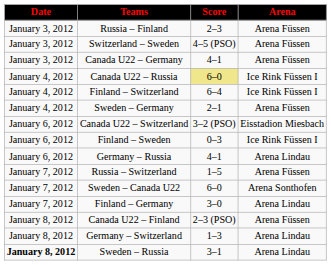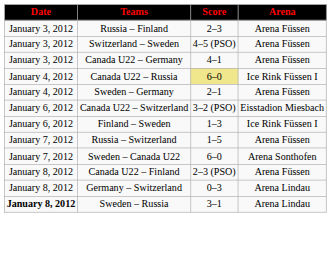- row: (134, 92)
(214, 140) 0–3 -> (214, 124) 1–3
- row: (134, 156)
- row: (134, 204)
(214, 236) 1–3 -> (214, 188) 0–3
